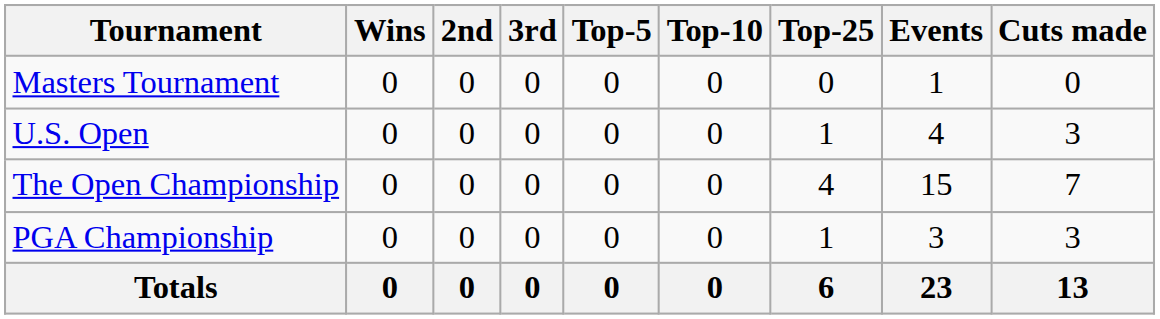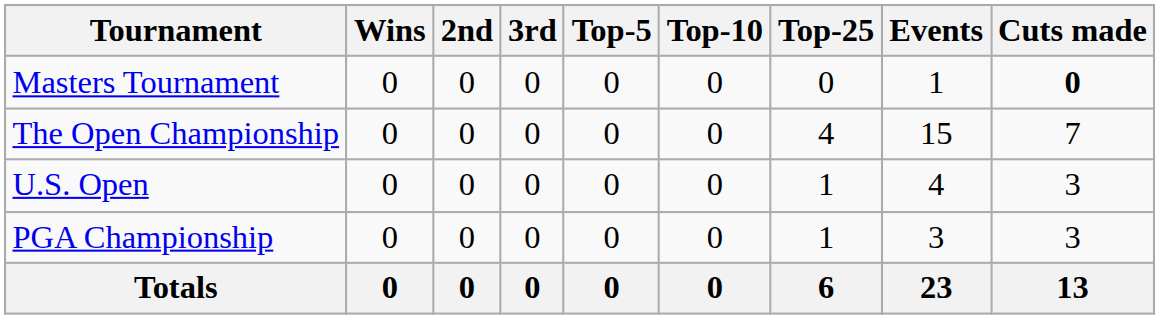(1073, 81) normal -> (1073, 81) bold
rows swapped: (81, 133) <-> (176, 184)
